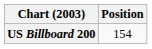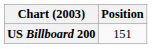(122, 33) 154 -> (122, 33) 151
